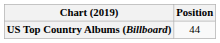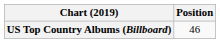(195, 30) 44 -> (195, 30) 46
